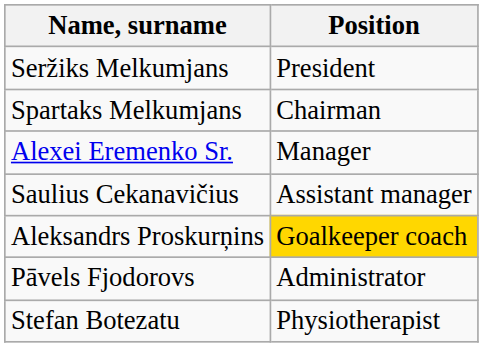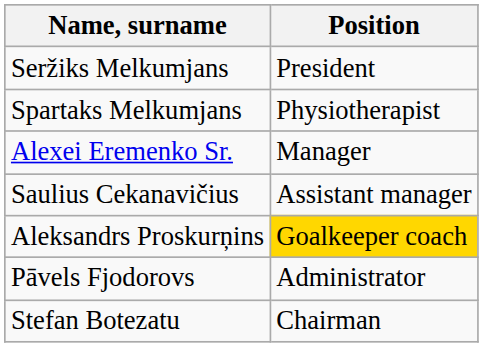(329, 109) Chairman -> (358, 109) Physiotherapist
(358, 320) Physiotherapist -> (329, 320) Chairman
